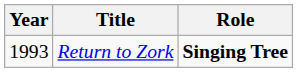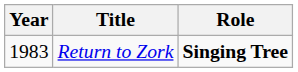(29, 51) 1993 -> (29, 51) 1983
